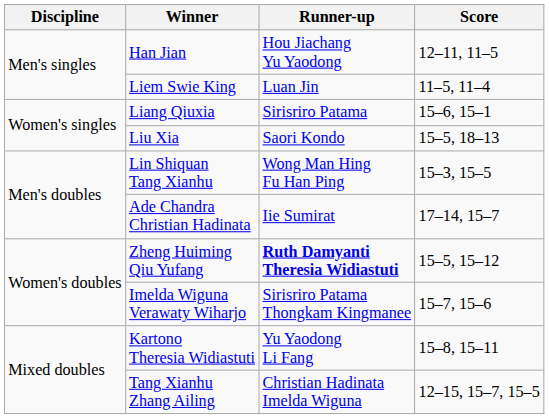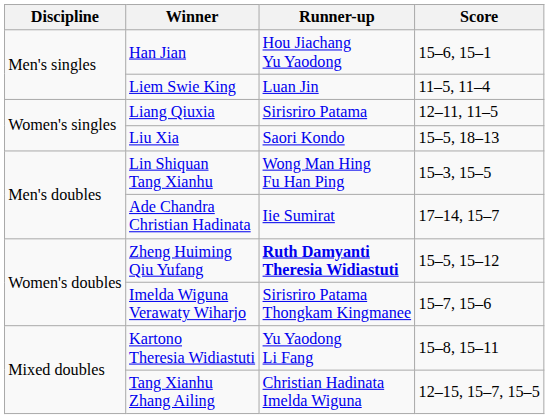(458, 52) 12–11, 11–5 -> (455, 52) 15–6, 15–1
(455, 112) 15–6, 15–1 -> (458, 112) 12–11, 11–5
